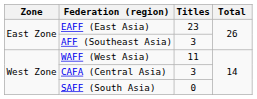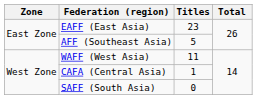(193, 42) 3 -> (193, 42) 5
(193, 72) 3 -> (193, 72) 1
